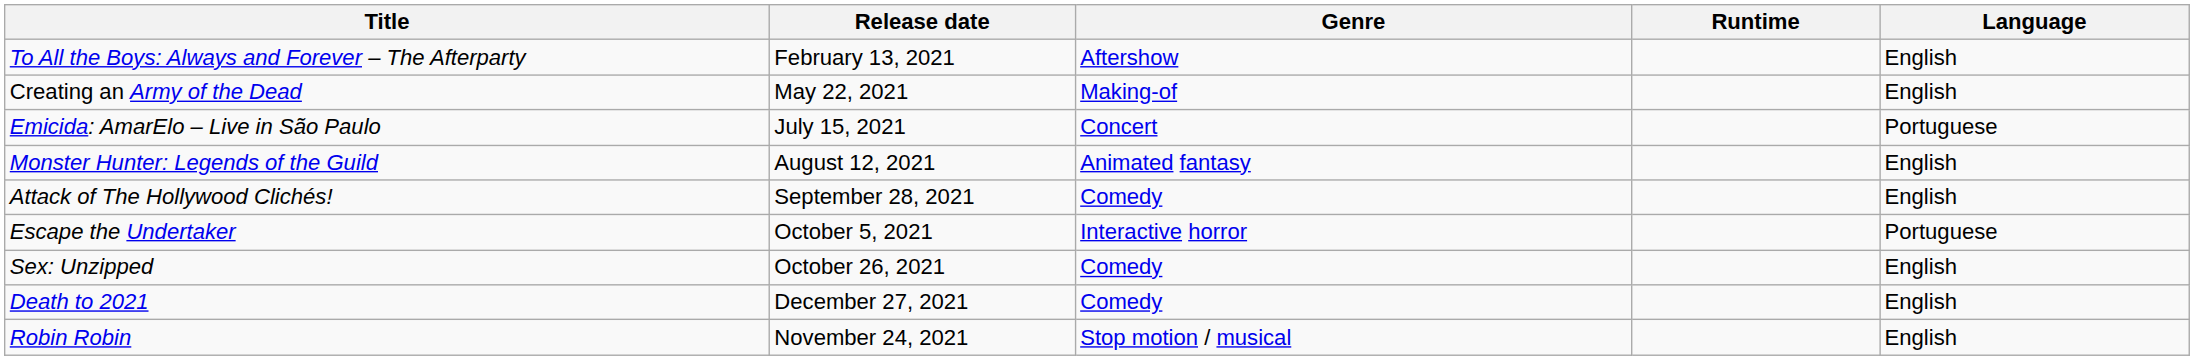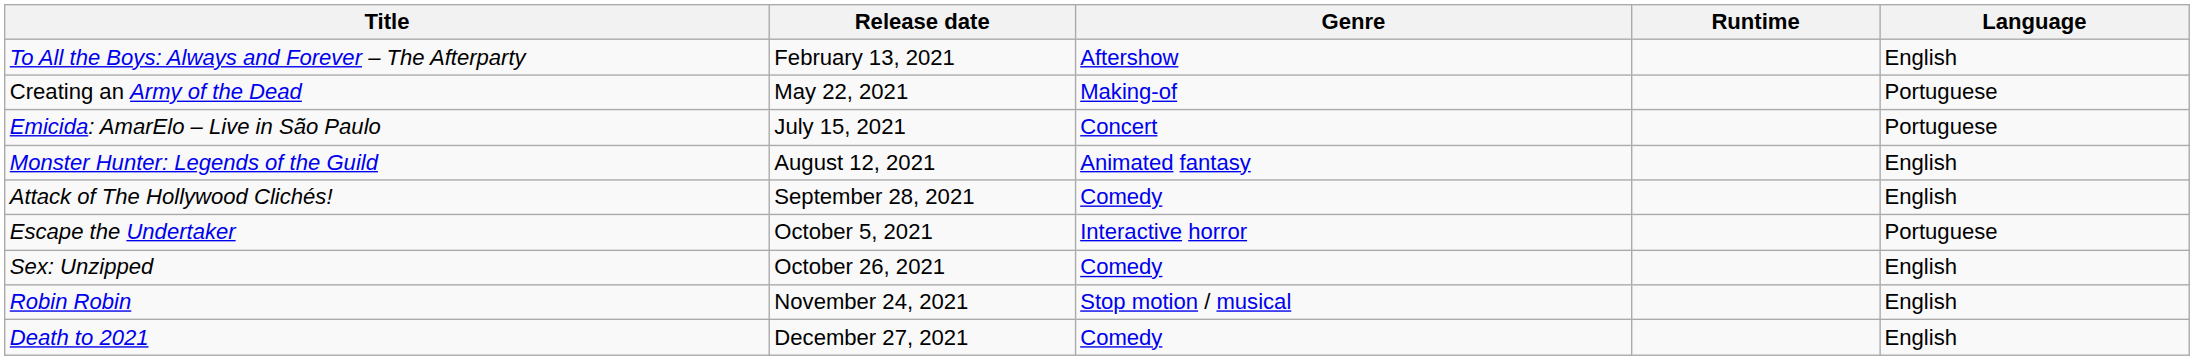(1921, 92) English -> (1941, 92) Portuguese
rows swapped: (71, 337) <-> (79, 302)
